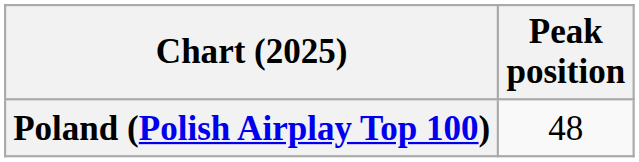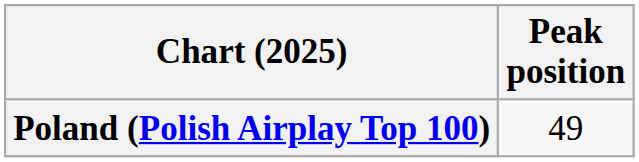(566, 127) 48 -> (566, 127) 49
